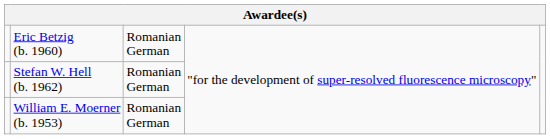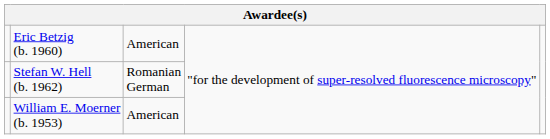(154, 43) Romanian German -> (153, 43) American
(154, 115) Romanian German -> (153, 115) American
